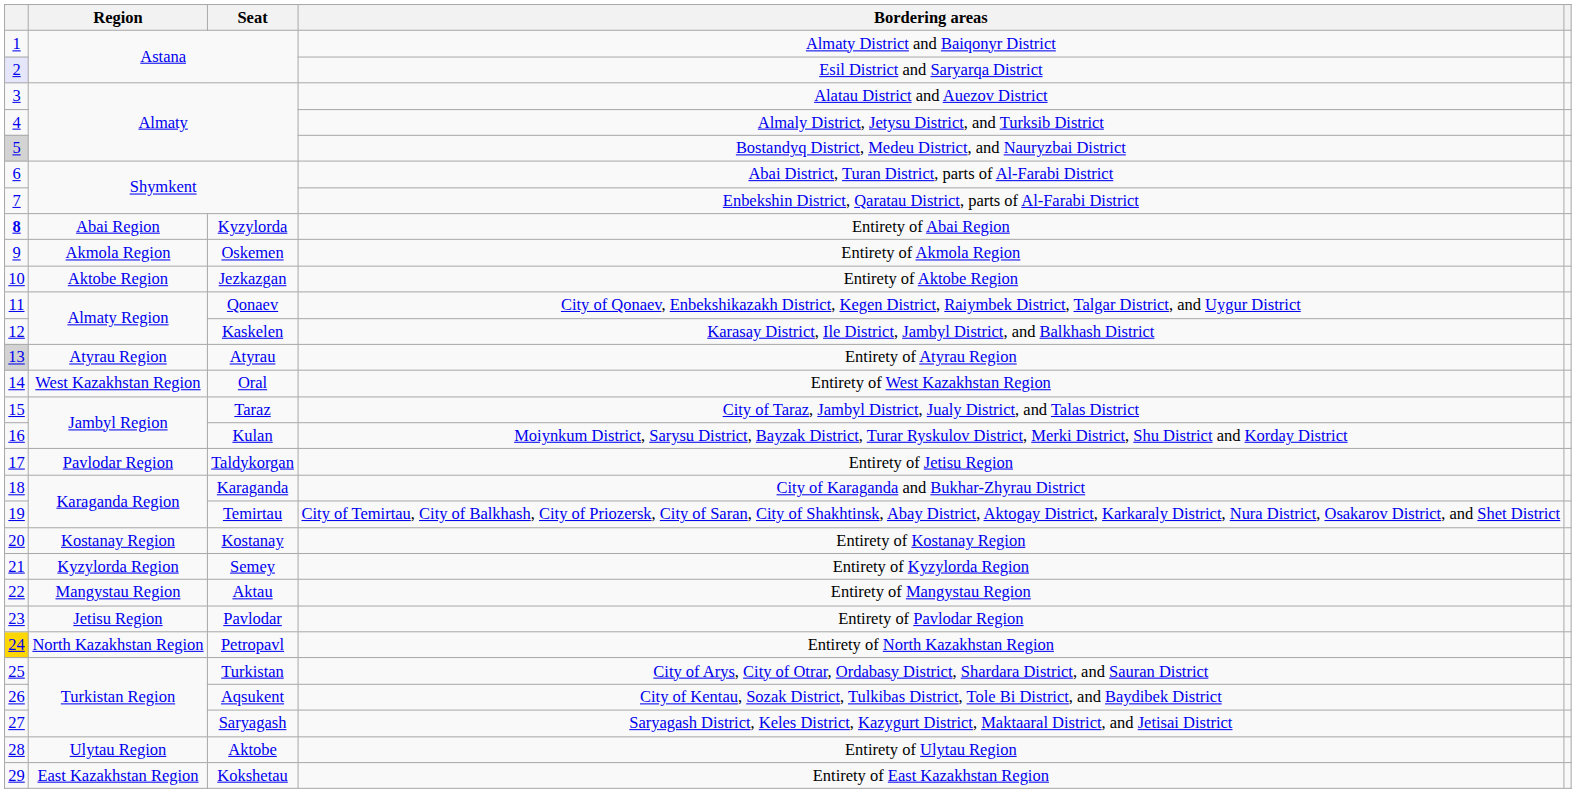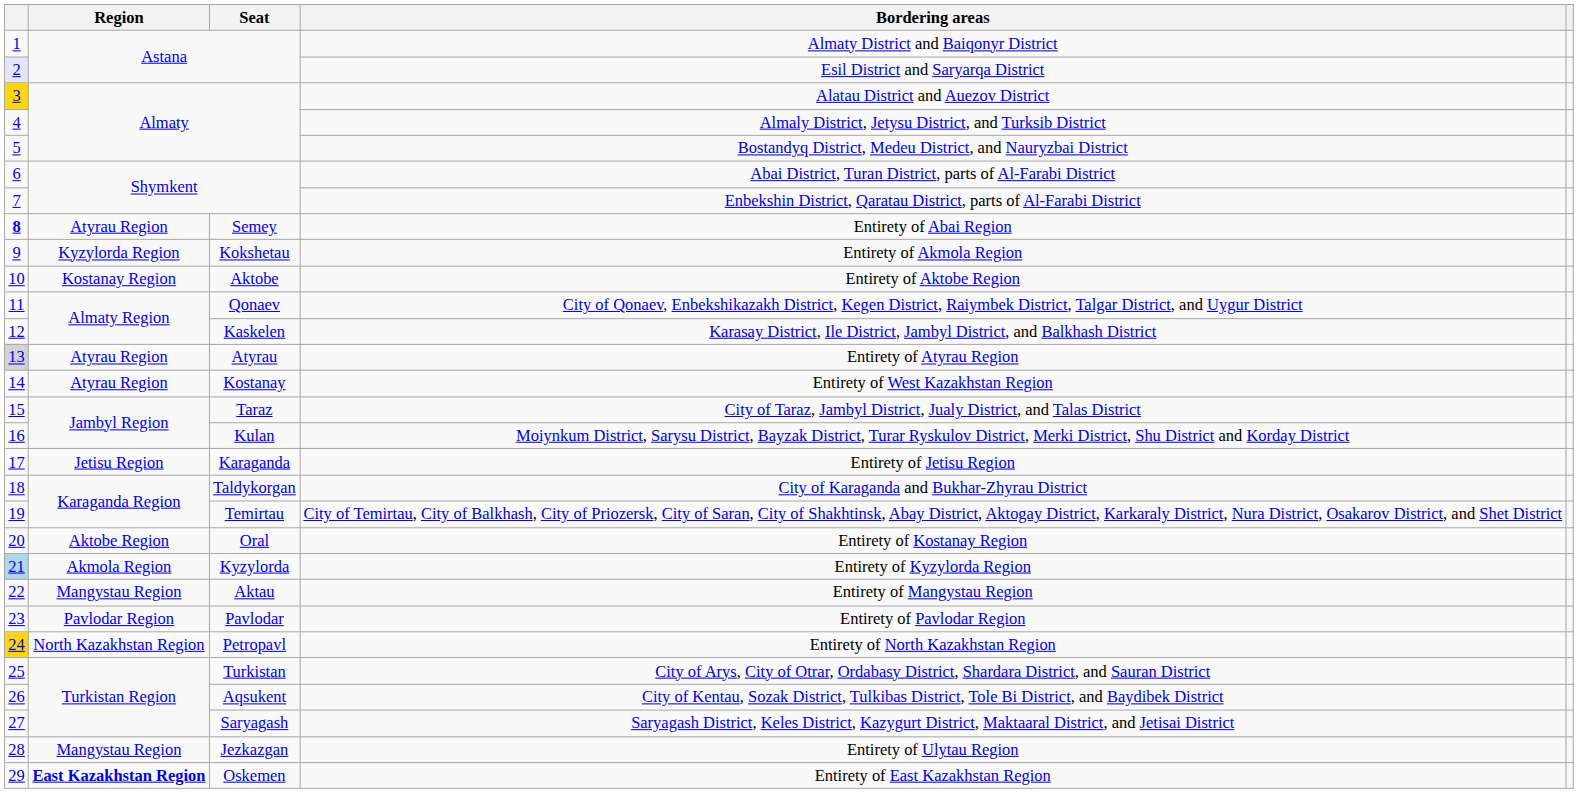(17, 95) no background -> (17, 95) gold background
(17, 148) lightgrey background -> (17, 148) no background
(118, 226) Abai Region -> (119, 226) Atyrau Region
(253, 226) Kyzylorda -> (254, 226) Semey
(118, 252) Akmola Region -> (119, 252) Kyzylorda Region
(253, 252) Oskemen -> (254, 252) Kokshetau
(118, 278) Aktobe Region -> (119, 278) Kostanay Region
(253, 278) Jezkazgan -> (254, 278) Aktobe
(118, 383) West Kazakhstan Region -> (119, 383) Atyrau Region
(253, 383) Oral -> (254, 383) Kostanay
(118, 461) Pavlodar Region -> (119, 461) Jetisu Region
(253, 461) Taldykorgan -> (254, 461) Karaganda
(253, 488) Karaganda -> (254, 488) Taldykorgan
(118, 540) Kostanay Region -> (119, 540) Aktobe Region
(253, 540) Kostanay -> (254, 540) Oral
(17, 566) no background -> (17, 566) lightblue background
(118, 566) Kyzylorda Region -> (119, 566) Akmola Region
(253, 566) Semey -> (254, 566) Kyzylorda
(118, 618) Jetisu Region -> (119, 618) Pavlodar Region
(118, 749) Ulytau Region -> (119, 749) Mangystau Region
(253, 749) Aktobe -> (254, 749) Jezkazgan
(118, 775) normal -> (119, 775) bold
(253, 775) Kokshetau -> (254, 775) Oskemen
